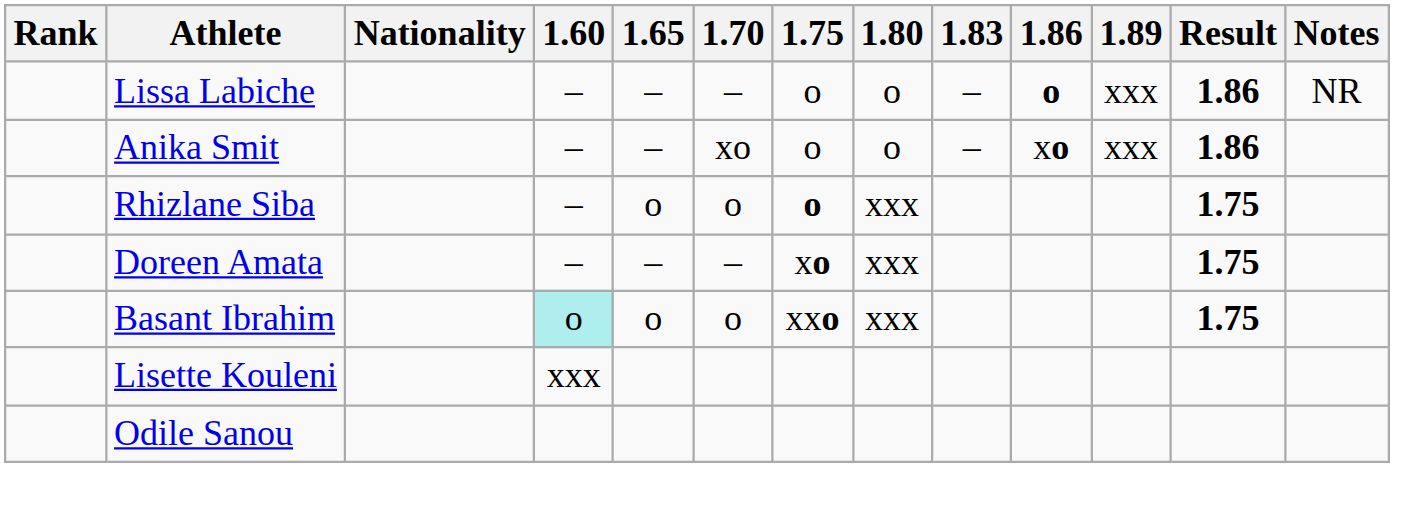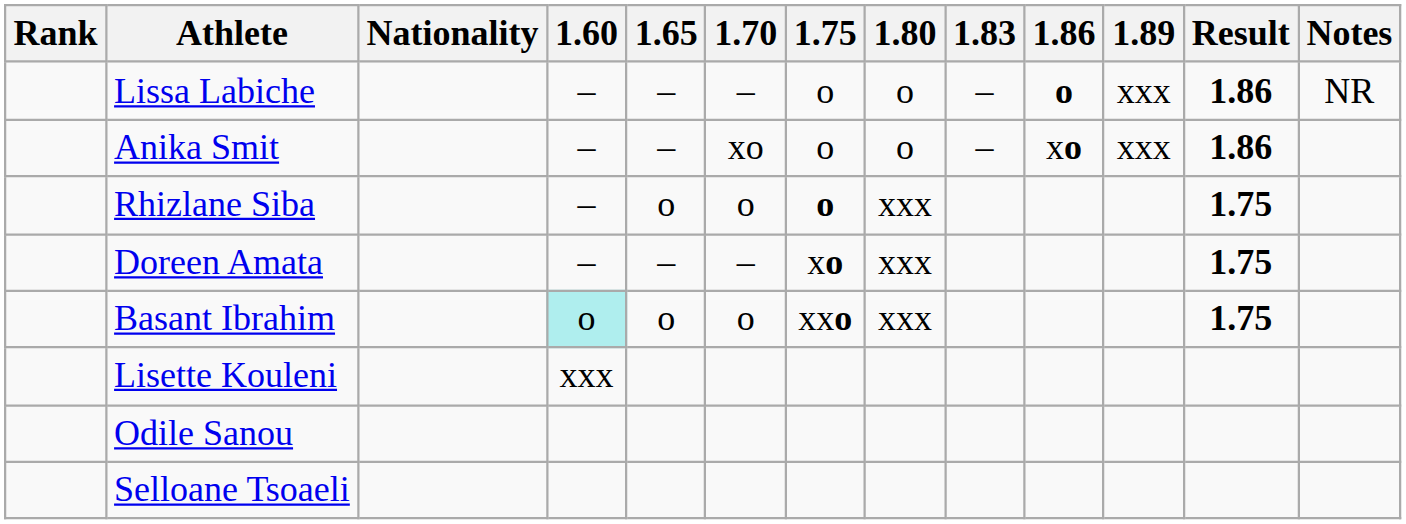+ row: (232, 489)
